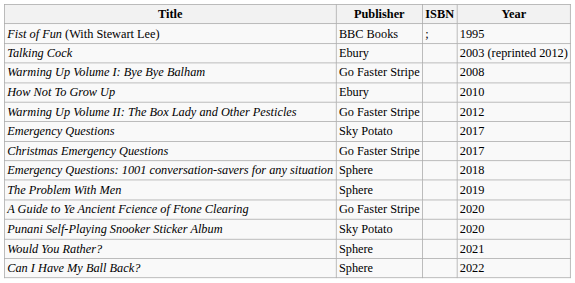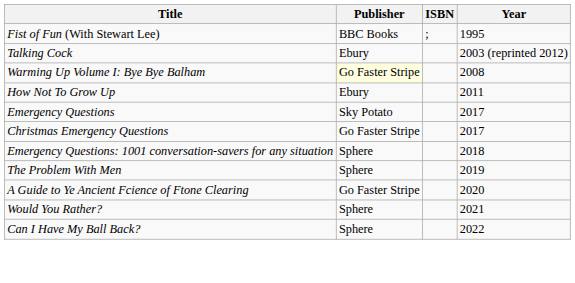(379, 72) no background -> (379, 72) lightyellow background
(472, 92) 2010 -> (472, 92) 2011
- row: (152, 111)
- row: (115, 229)
